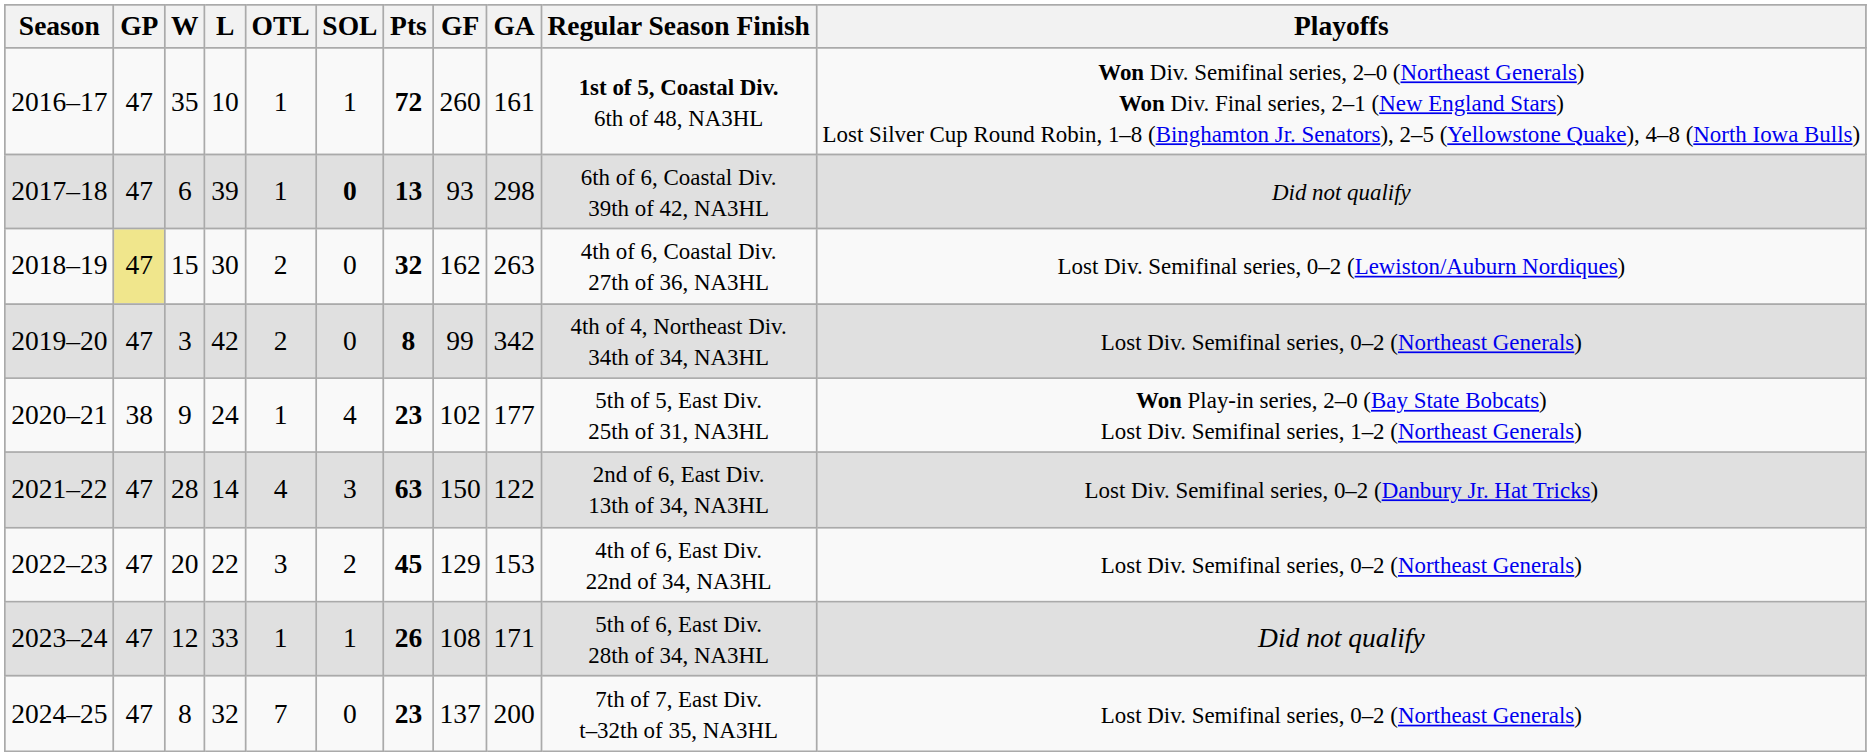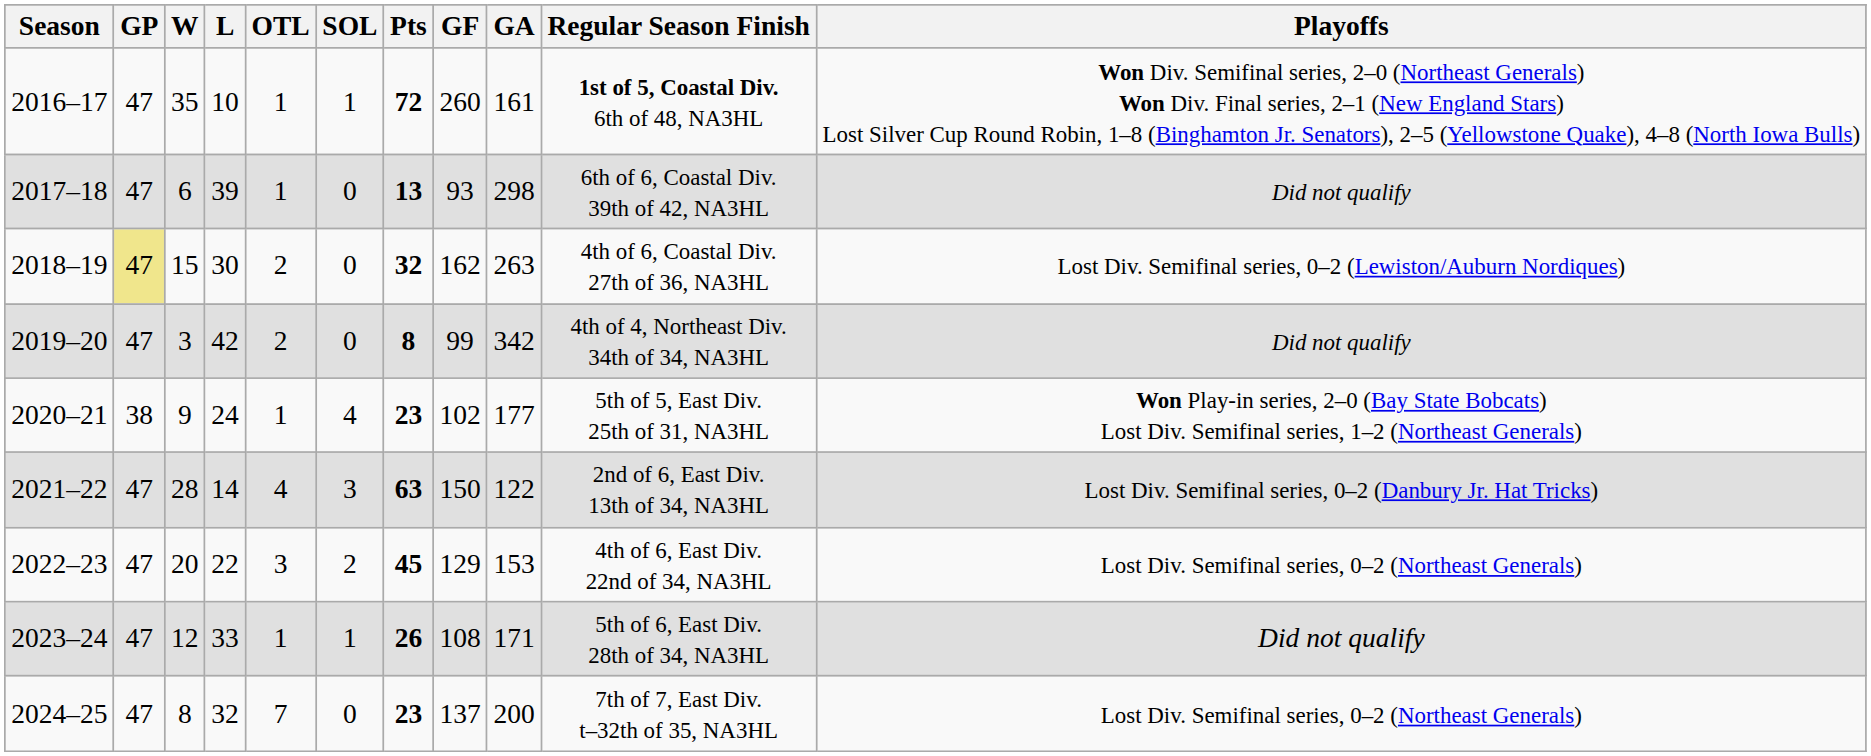(350, 191) bold -> (350, 191) normal
(1341, 341) Lost Div. Semifinal series, 0–2 (Northeast Generals) -> (1341, 341) Did not qualify
